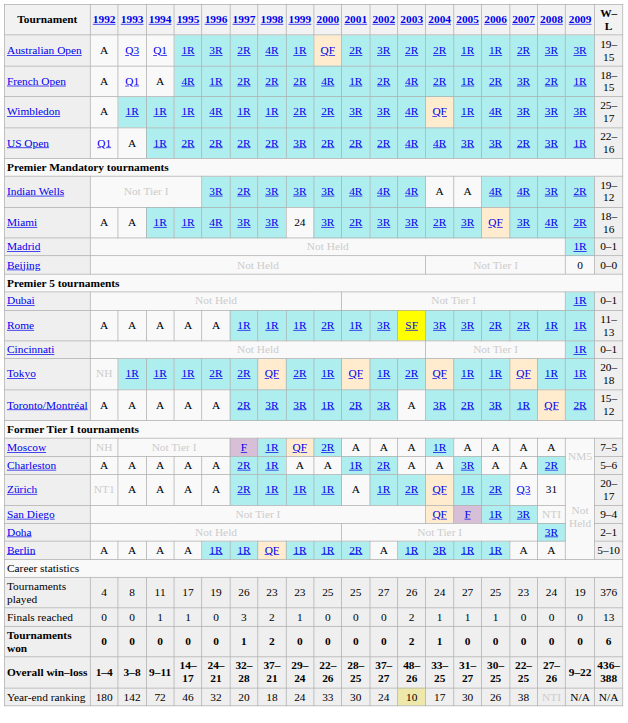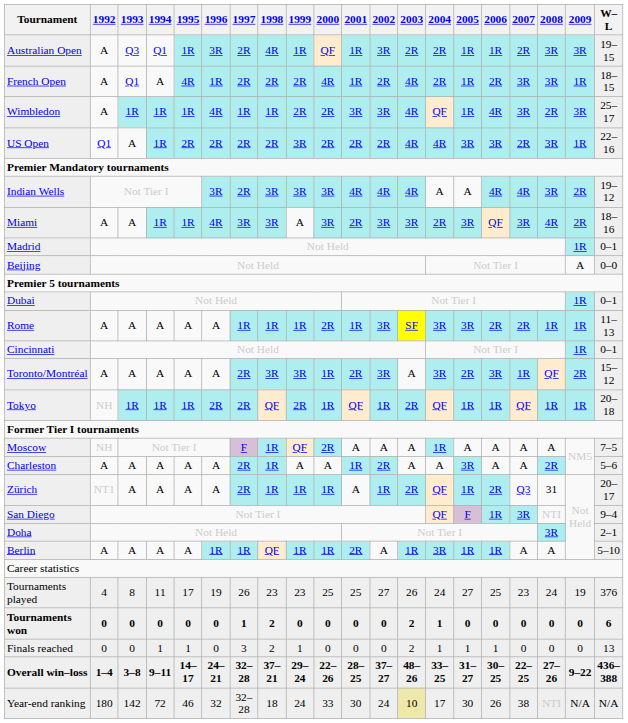(356, 50) 2R -> (356, 50) 1R
(551, 81) 2R -> (551, 81) 3R
(551, 112) 3R -> (551, 112) 2R
(300, 222) 24 -> (300, 222) A
(580, 265) 0 -> (580, 265) A
rows swapped: (47, 405) <-> (21, 374)
rows swapped: (40, 617) <-> (39, 641)
(244, 696) 20 -> (244, 703) 32–28
